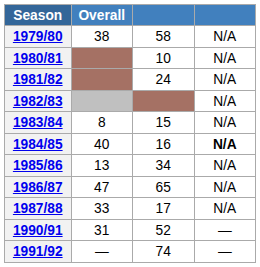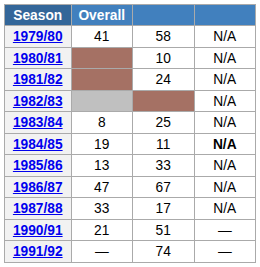(102, 36) 38 -> (102, 36) 41
(163, 122) 15 -> (163, 122) 25
(102, 144) 40 -> (102, 144) 19
(163, 144) 16 -> (163, 144) 11
(163, 166) 34 -> (163, 166) 33
(163, 187) 65 -> (163, 187) 67
(102, 230) 31 -> (102, 230) 21
(163, 230) 52 -> (163, 230) 51
